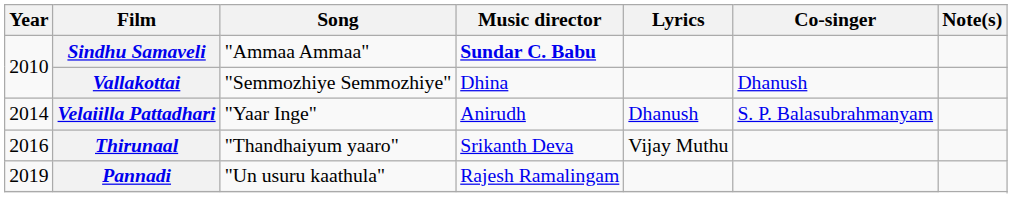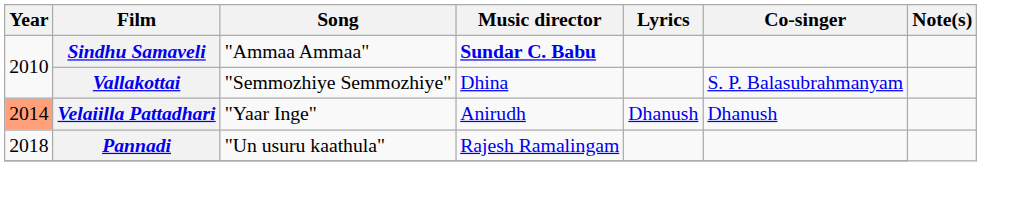(772, 82) Dhanush -> (805, 82) S. P. Balasubrahmanyam
(29, 113) no background -> (29, 113) lightsalmon background
(835, 113) S. P. Balasubrahmanyam -> (742, 113) Dhanush
- row: (137, 144)
(29, 176) 2019 -> (29, 144) 2018
